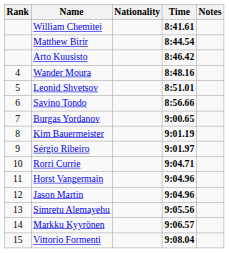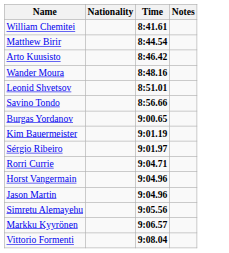- column: (18, 12)
